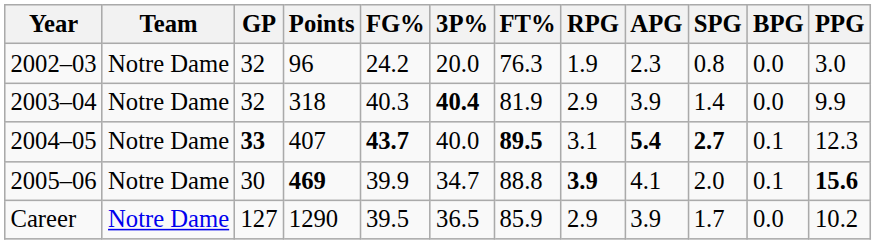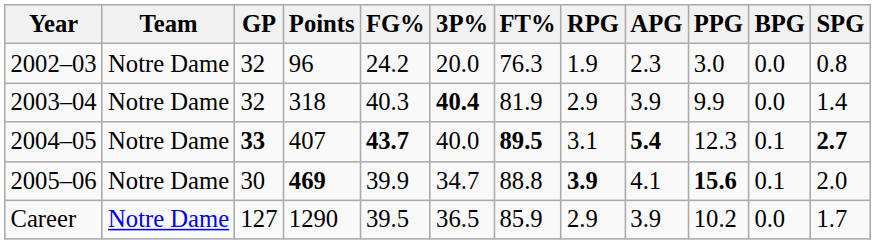columns swapped: (718, 24) <-> (840, 24)
